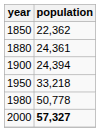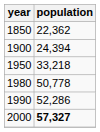- row: (19, 48)
+ row: (19, 100)
